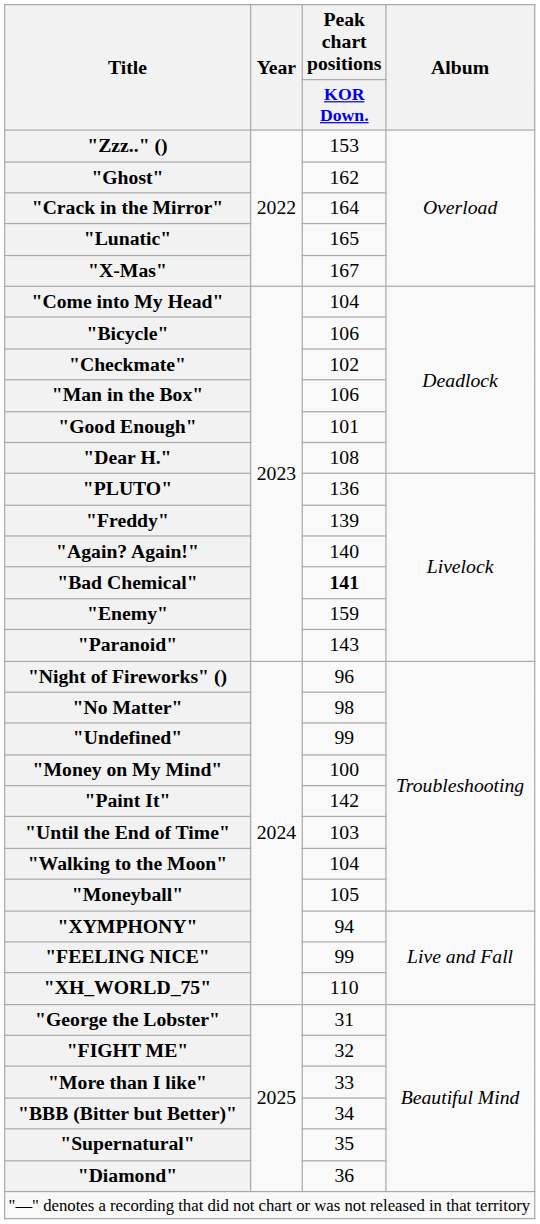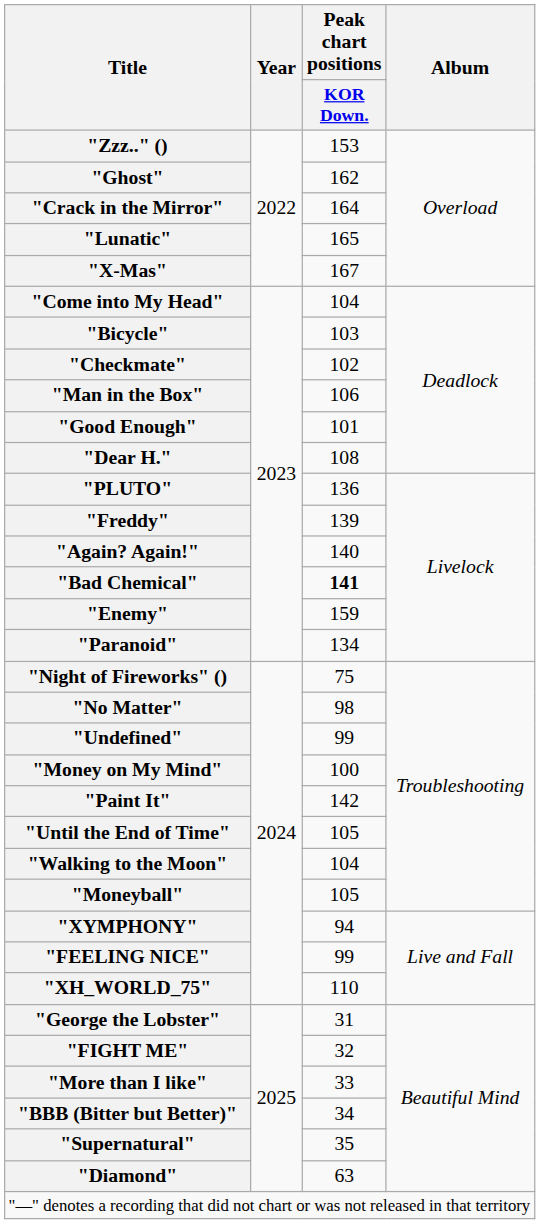(344, 332) 106 -> (344, 332) 103
(344, 645) 143 -> (344, 645) 134
(344, 676) 96 -> (344, 676) 75
(344, 832) 103 -> (344, 832) 105
(344, 1175) 36 -> (344, 1175) 63
